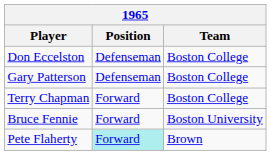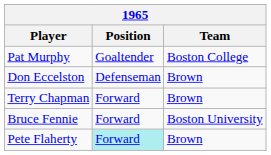+ row: (39, 56)
(208, 56) Boston College -> (185, 77) Brown
- row: (47, 77)
(208, 98) Boston College -> (185, 98) Brown
